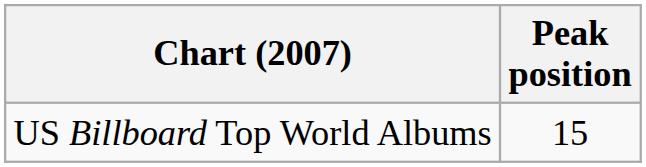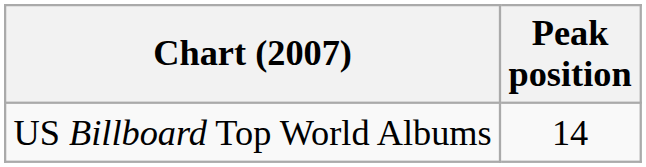(570, 131) 15 -> (570, 131) 14
